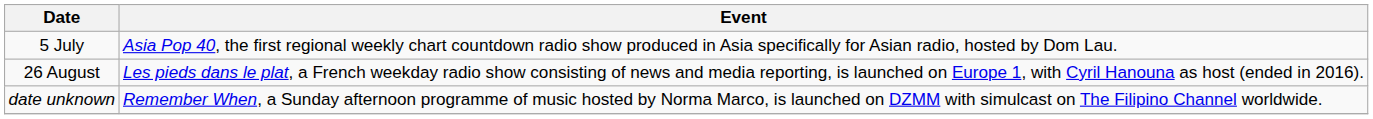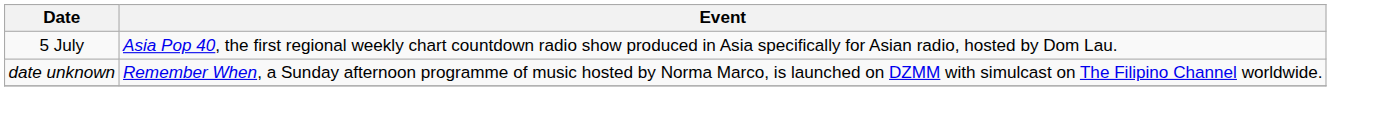- row: (62, 72)
